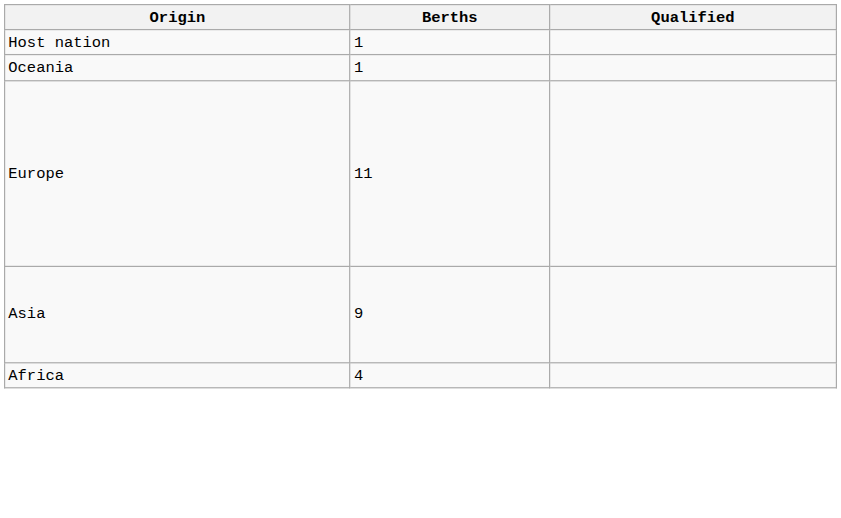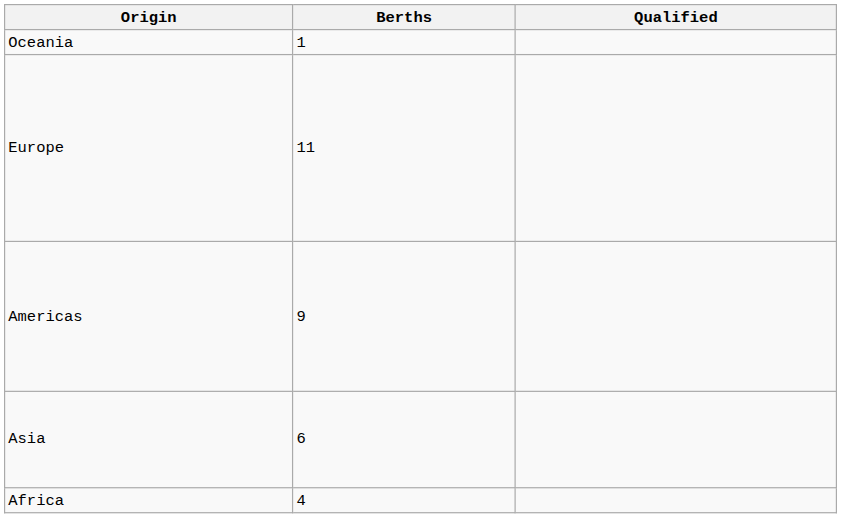- row: (59, 42)
+ row: (45, 316)
(359, 314) 9 -> (301, 439) 6
